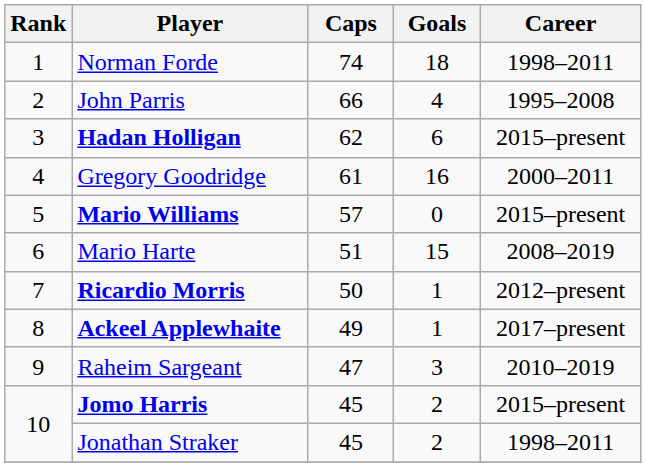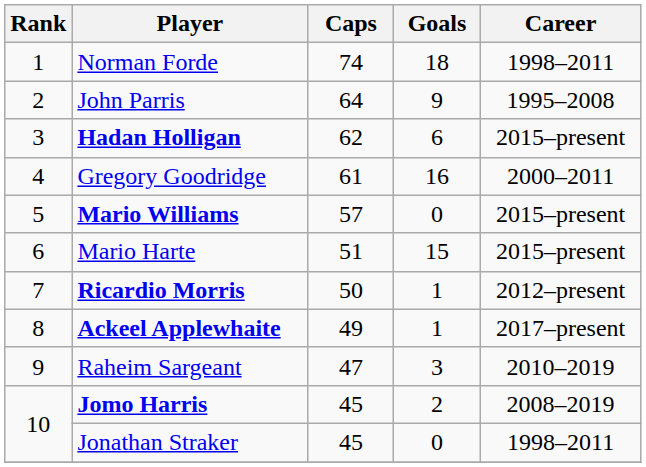(351, 99) 66 -> (351, 99) 64
(437, 99) 4 -> (437, 99) 9
(561, 251) 2008–2019 -> (561, 251) 2015–present
(561, 404) 2015–present -> (561, 404) 2008–2019
(437, 442) 2 -> (437, 442) 0
